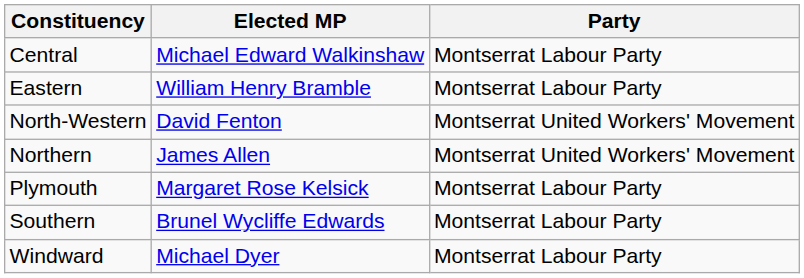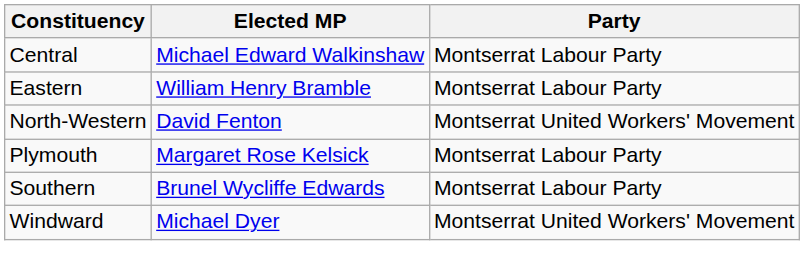- row: (51, 155)
(548, 255) Montserrat Labour Party -> (614, 222) Montserrat United Workers' Movement
